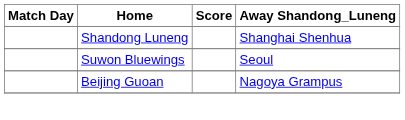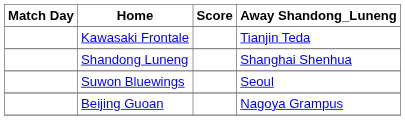+ row: (135, 37)
